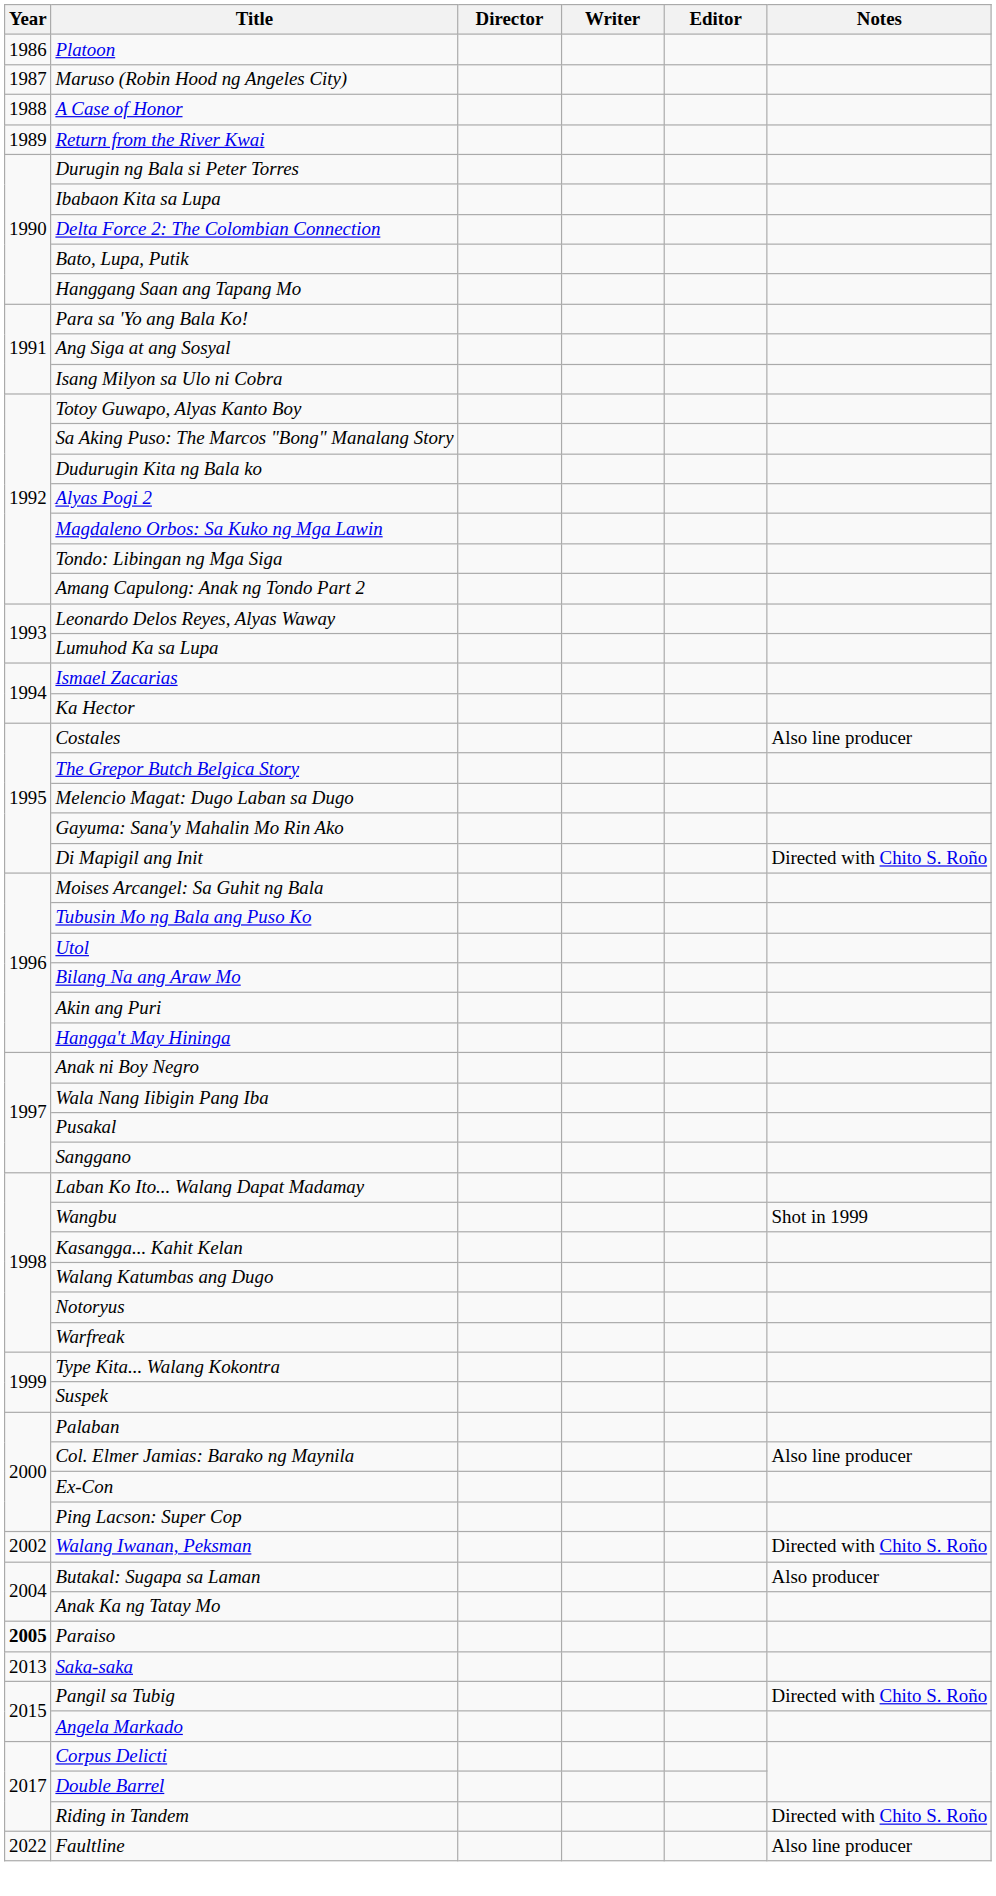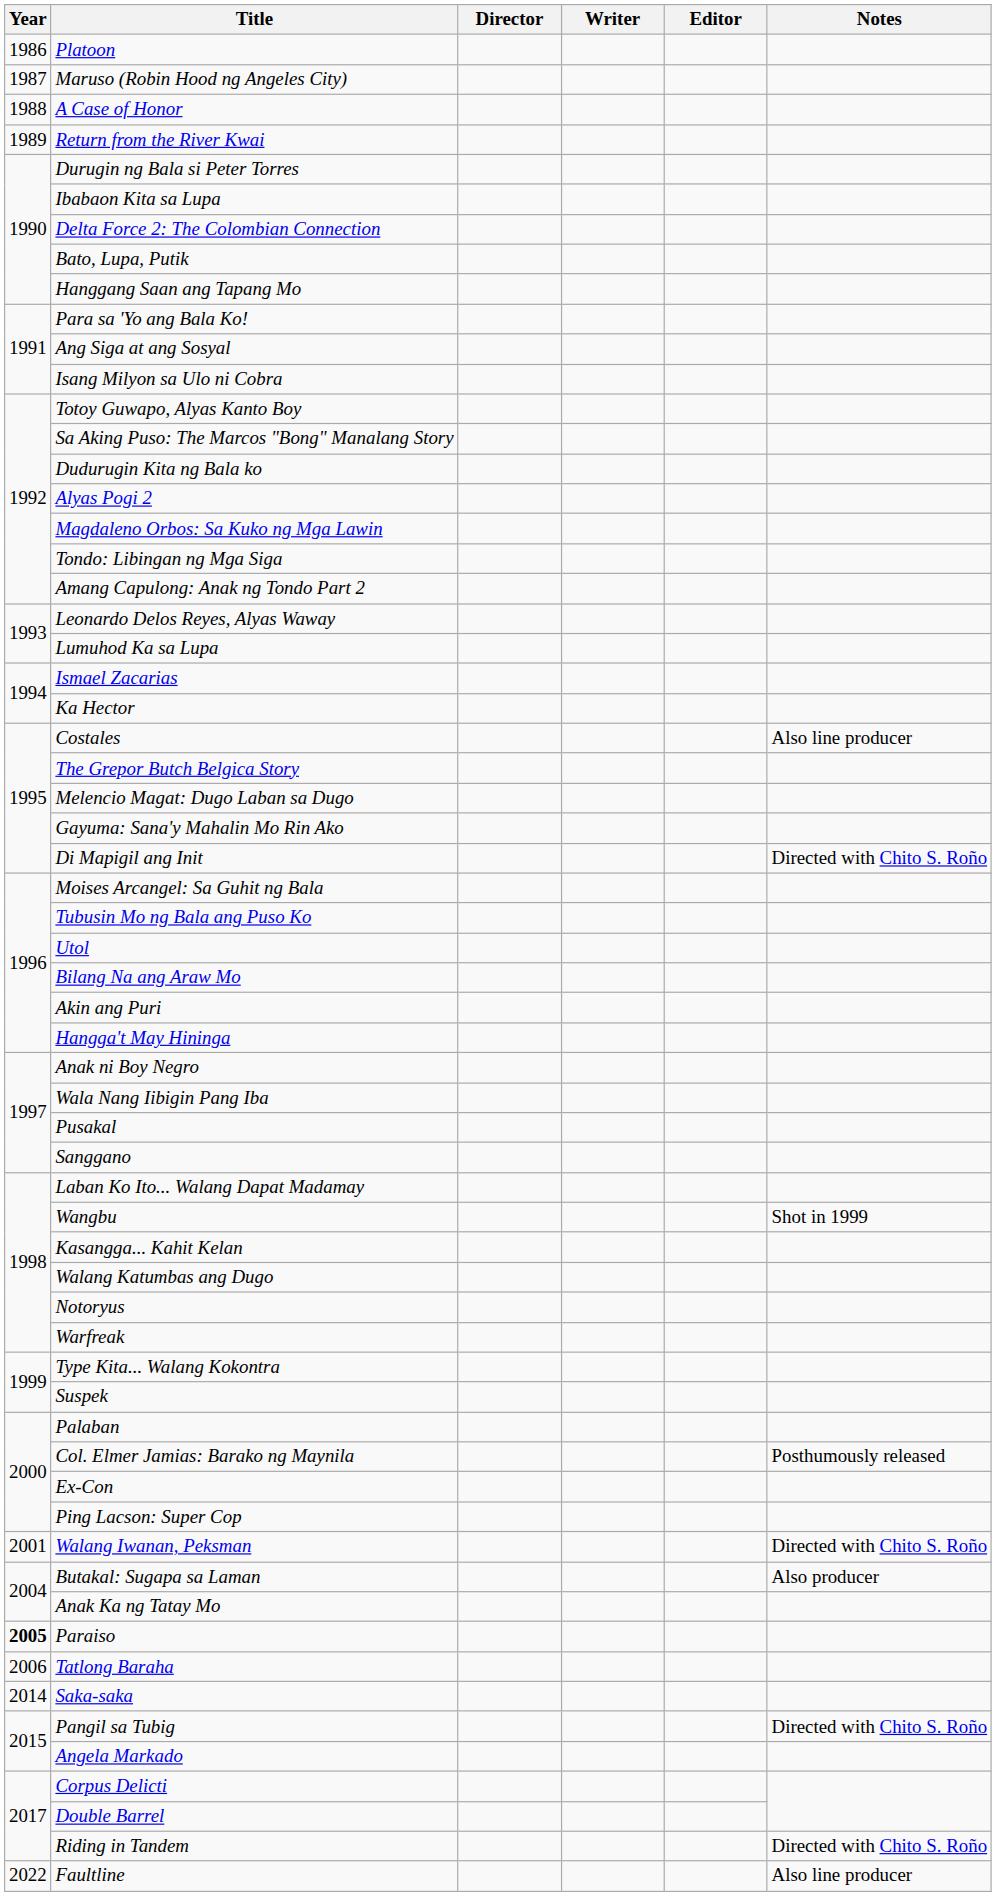(842, 1456) Also line producer -> (858, 1456) Posthumously released
(28, 1546) 2002 -> (28, 1546) 2001
+ row: (115, 1666)
(28, 1666) 2013 -> (28, 1696) 2014
